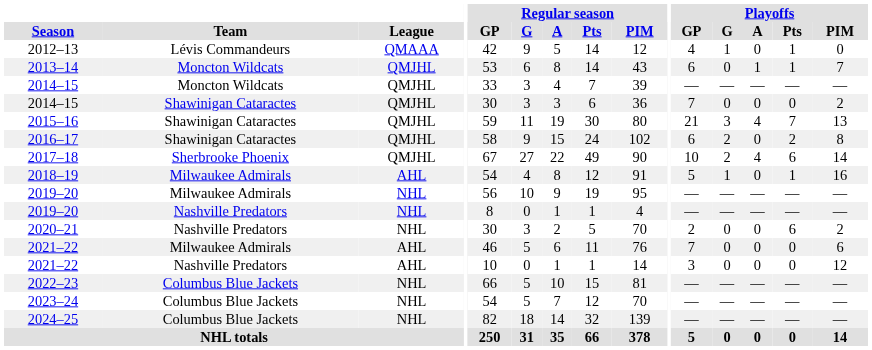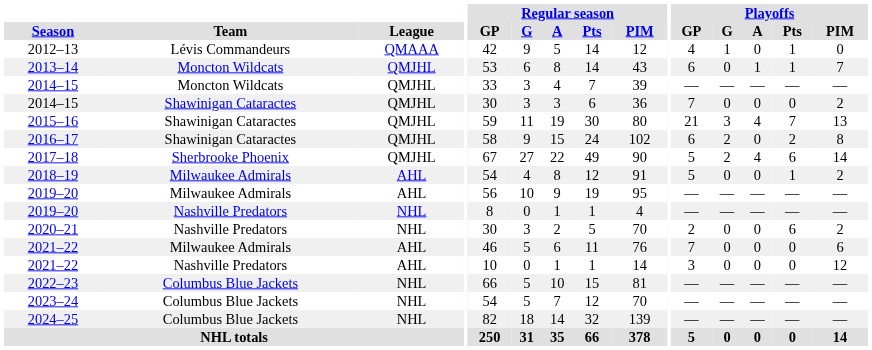(691, 157) 10 -> (691, 157) 5
(727, 175) 1 -> (727, 175) 0
(840, 175) 16 -> (840, 175) 2
(412, 193) NHL -> (412, 193) AHL
